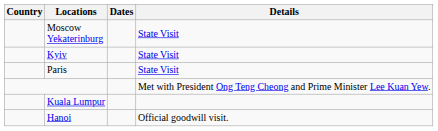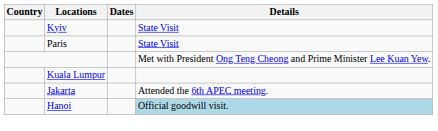- row: (75, 33)
+ row: (61, 91)
(183, 117) no background -> (183, 106) lightblue background
